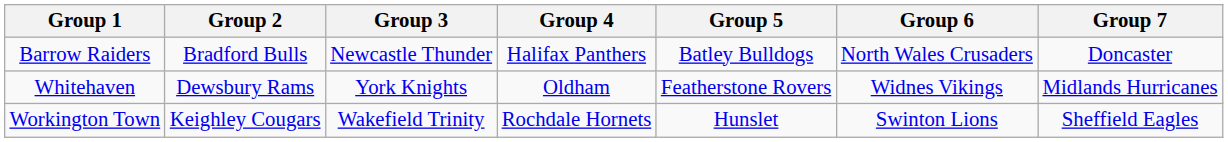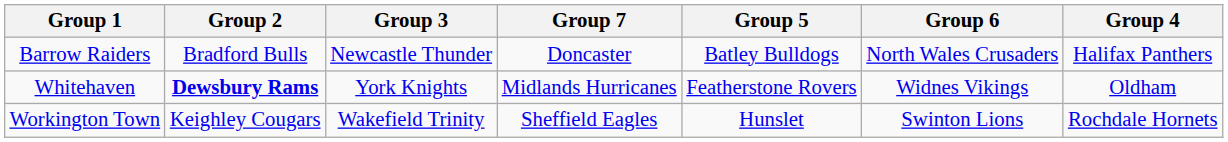columns swapped: (576, 20) <-> (1130, 20)
(245, 86) normal -> (245, 86) bold
